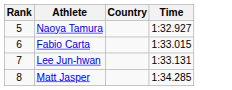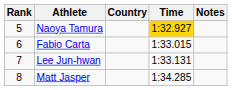+ column: (210, 12)
(171, 28) no background -> (171, 28) gold background
